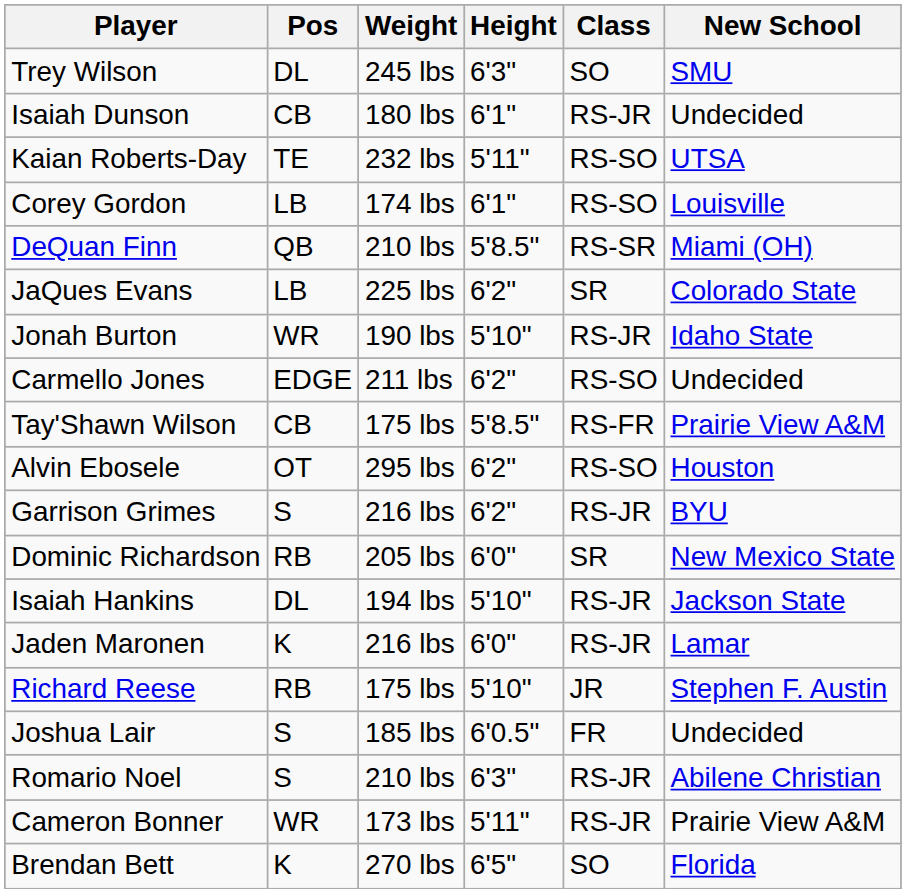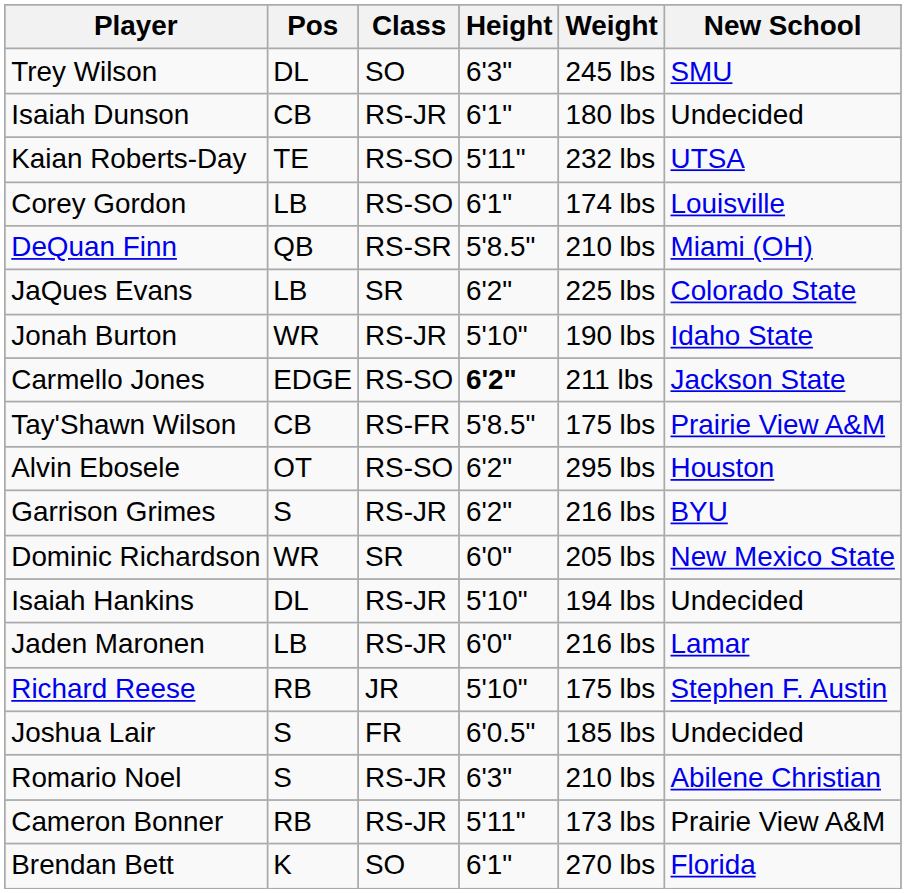columns swapped: (614, 26) <-> (411, 26)
(493, 379) normal -> (491, 379) bold
(737, 379) Undecided -> (758, 379) Jackson State
(293, 556) RB -> (296, 556) WR
(758, 600) Jackson State -> (737, 600) Undecided
(283, 644) K -> (290, 644) LB
(296, 821) WR -> (293, 821) RB
(493, 865) 6'5" -> (489, 865) 6'1"
